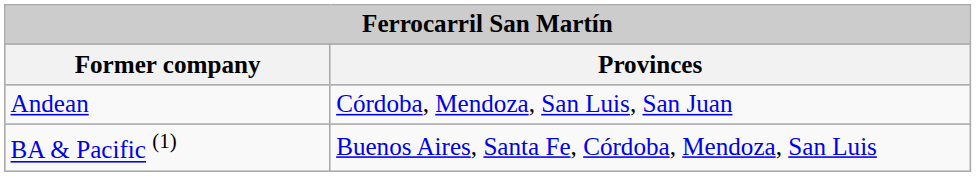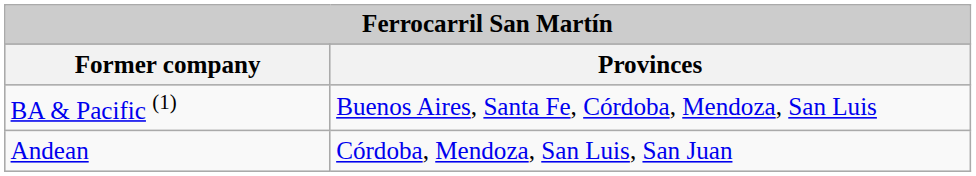rows swapped: (94, 147) <-> (50, 104)
